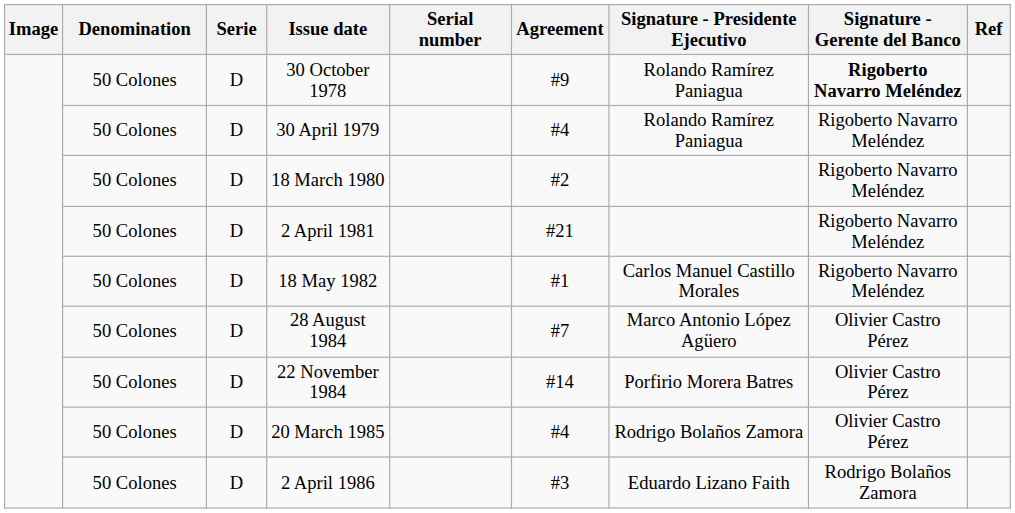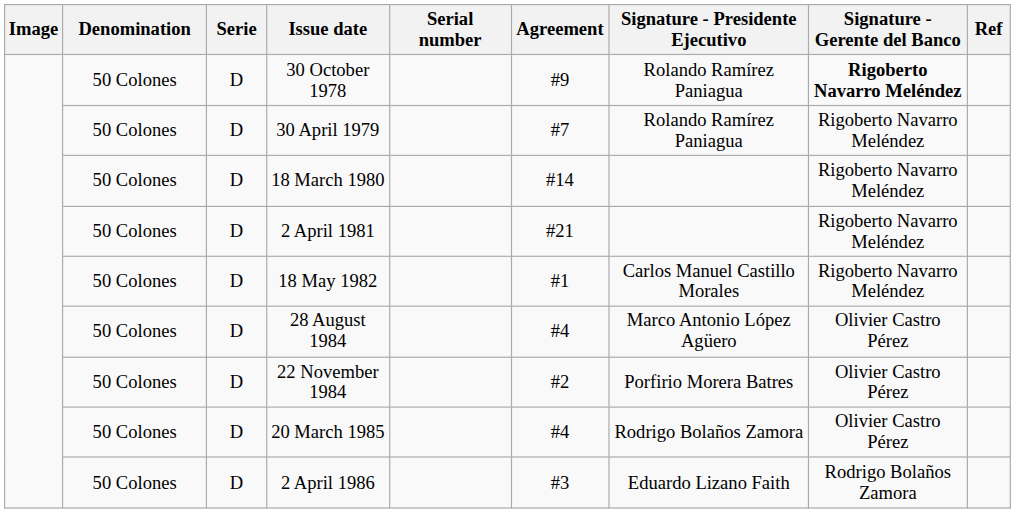(560, 130) #4 -> (560, 130) #7
(560, 180) #2 -> (560, 180) #14
(560, 331) #7 -> (560, 331) #4
(560, 381) #14 -> (560, 381) #2
